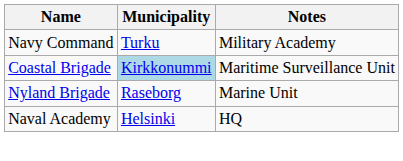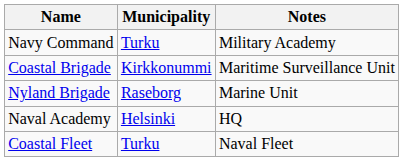(166, 67) lightblue background -> (166, 67) no background
+ row: (50, 144)
